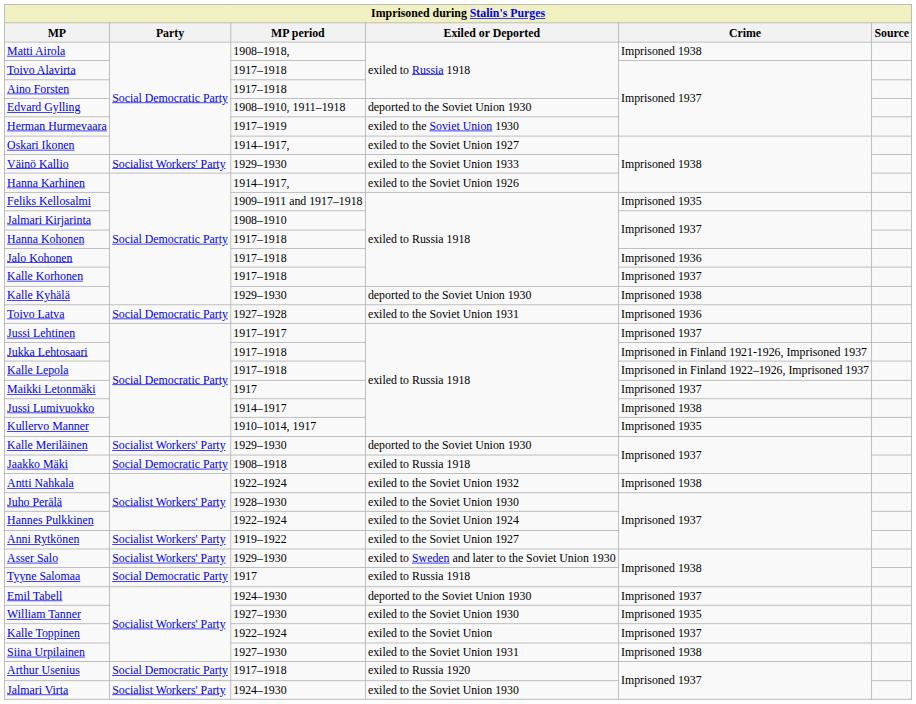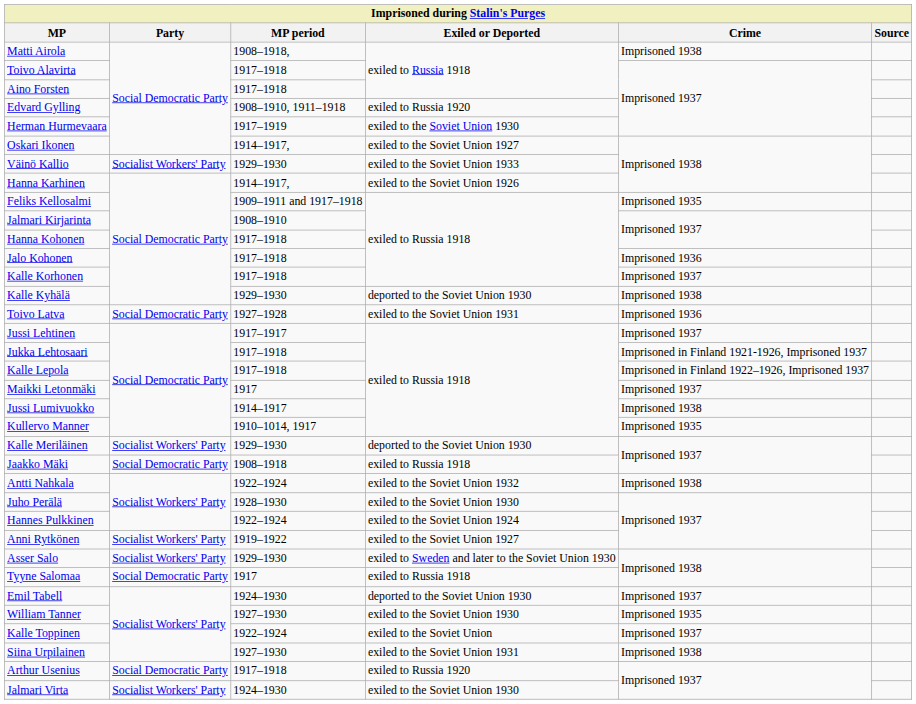(450, 107) deported to the Soviet Union 1930 -> (419, 107) exiled to Russia 1920
